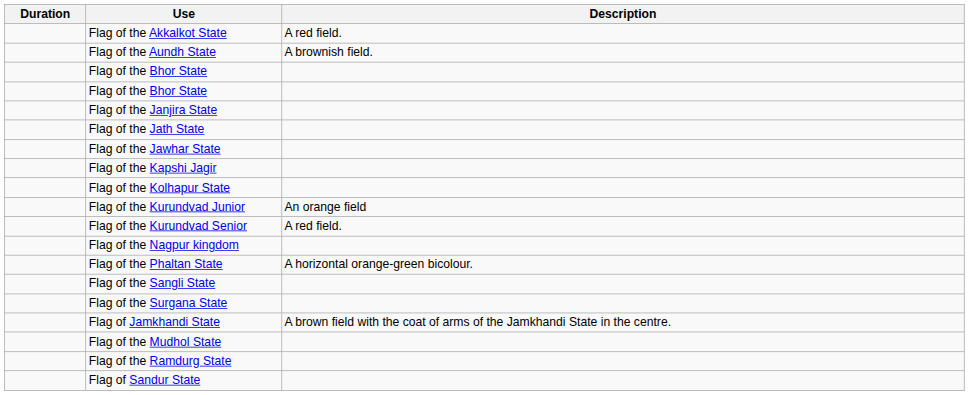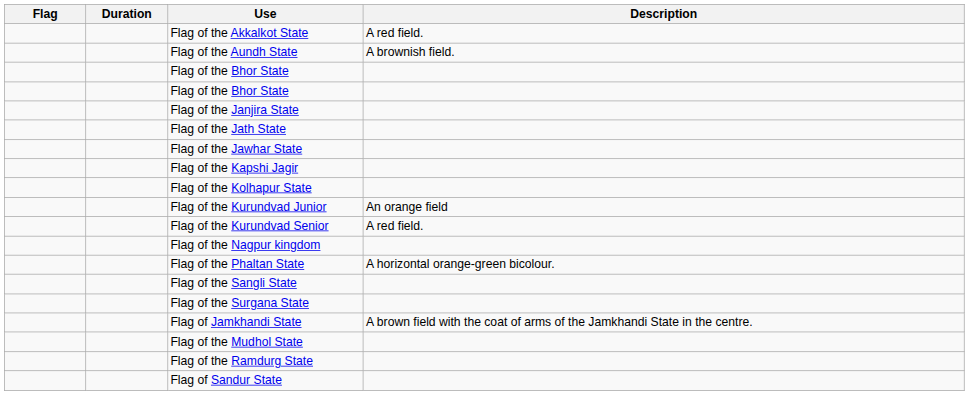+ column: (45, 14)
